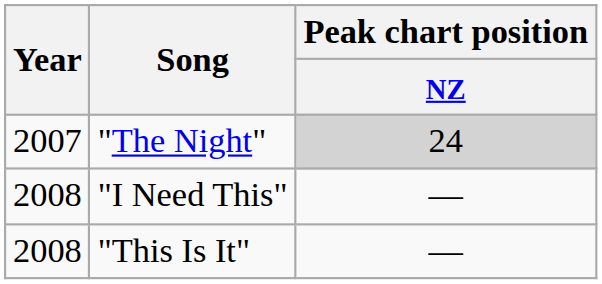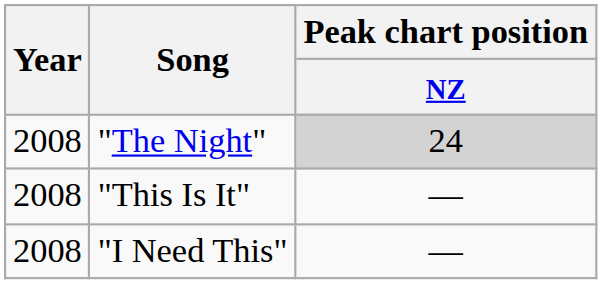(47, 140) 2007 -> (47, 140) 2008
rows swapped: (193, 195) <-> (174, 250)
